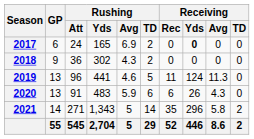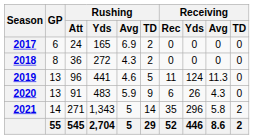(194, 45) bold -> (194, 45) normal
(55, 61) 9 -> (55, 61) 8
(102, 61) 302 -> (102, 61) 272
(150, 93) 6 -> (150, 93) 9
